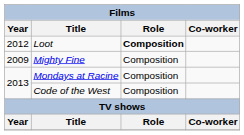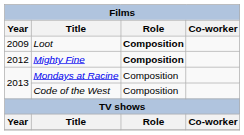(18, 44) 2012 -> (18, 44) 2009
(18, 60) 2009 -> (18, 60) 2012
(151, 60) normal -> (153, 60) bold
